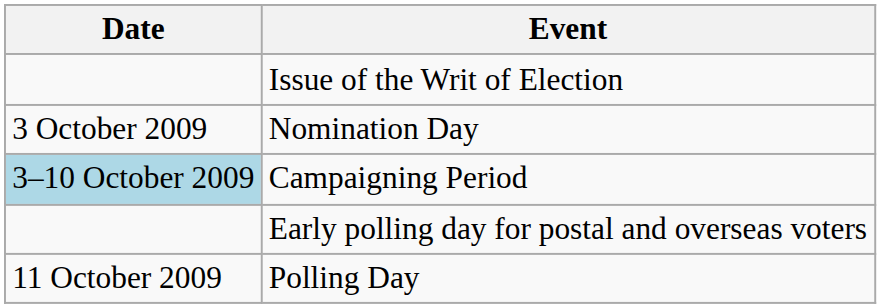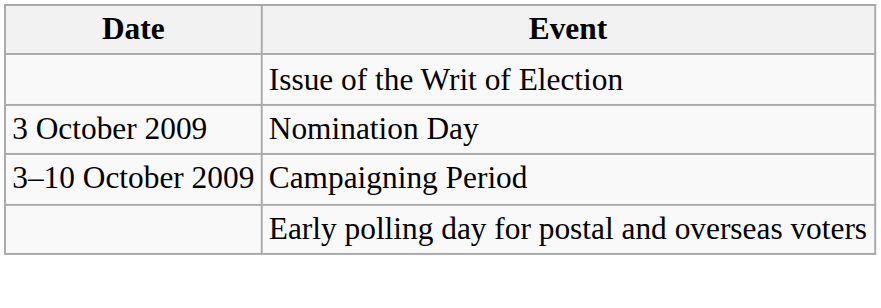(133, 178) lightblue background -> (133, 178) no background
- row: (344, 278)
